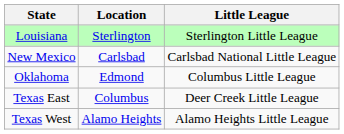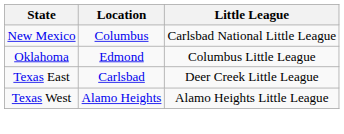- row: (42, 35)
(122, 56) Carlsbad -> (122, 35) Columbus
(122, 98) Columbus -> (122, 77) Carlsbad
